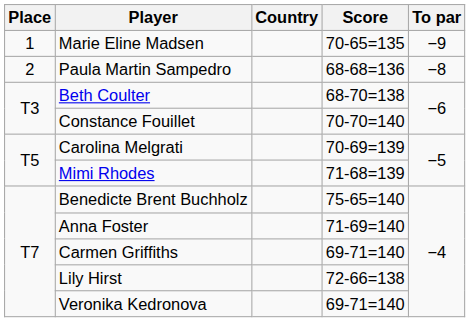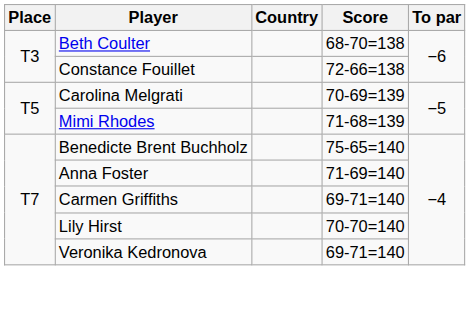- row: (131, 44)
- row: (145, 70)
(365, 122) 70-70=140 -> (365, 70) 72-66=138
(365, 278) 72-66=138 -> (365, 226) 70-70=140
